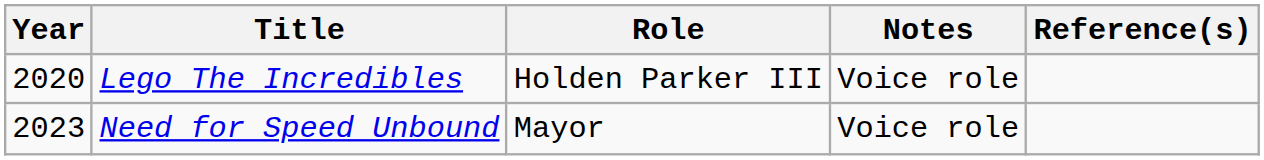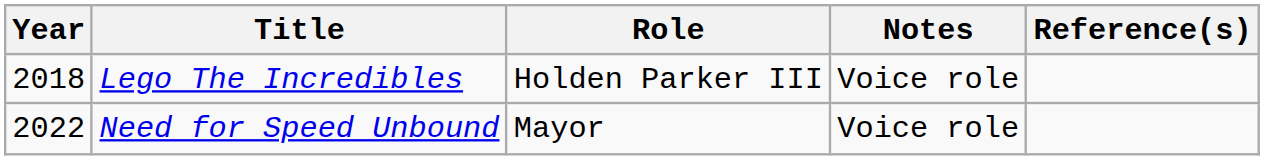(49, 79) 2020 -> (49, 79) 2018
(49, 129) 2023 -> (49, 129) 2022
